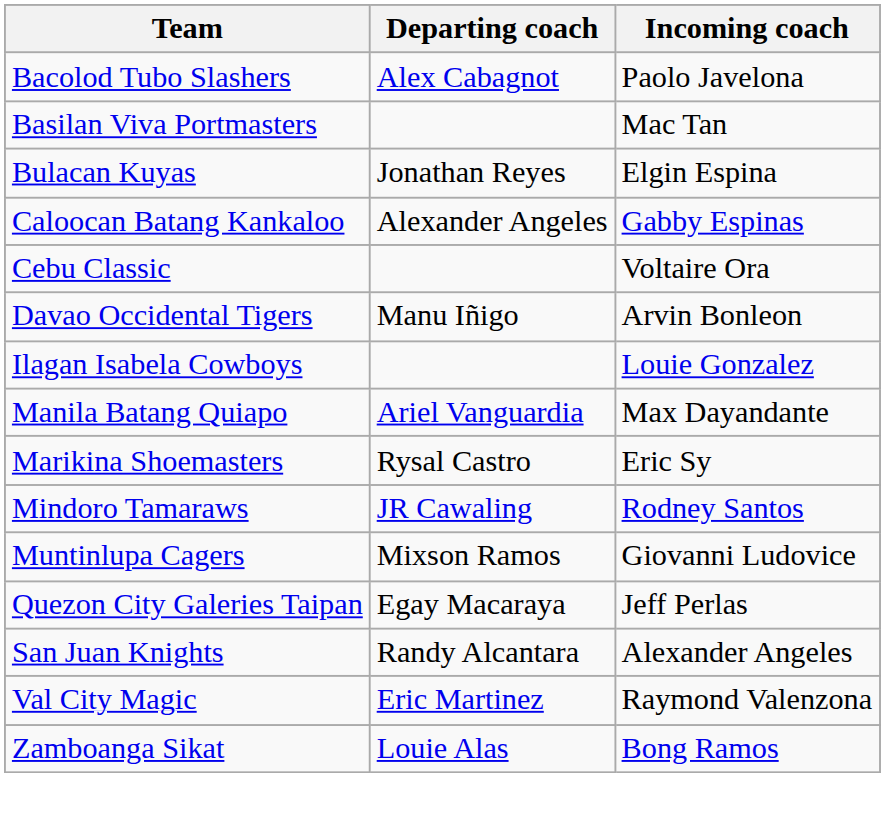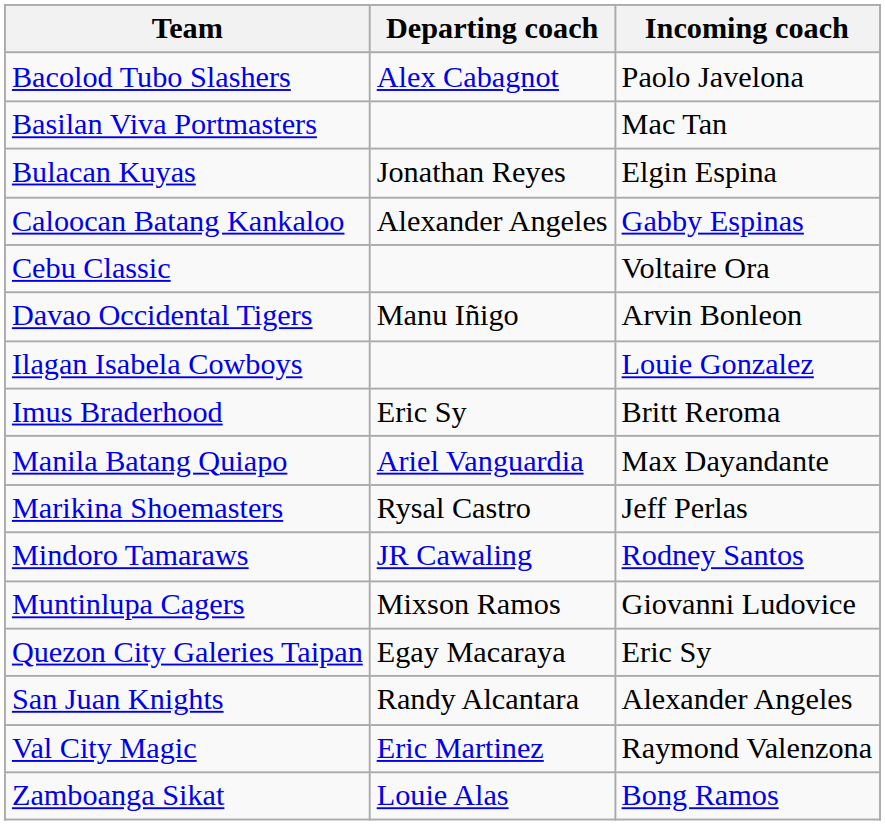+ row: (117, 412)
(667, 460) Eric Sy -> (685, 508) Jeff Perlas
(685, 603) Jeff Perlas -> (667, 651) Eric Sy
